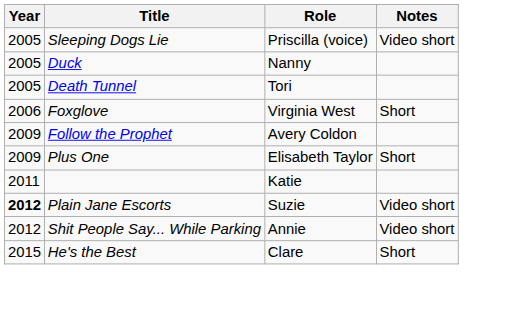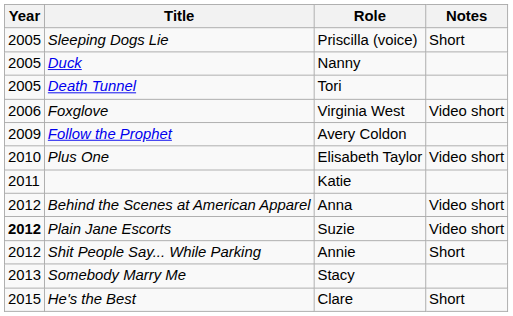(417, 39) Video short -> (447, 39) Short
(397, 110) Short -> (467, 110) Video short
(24, 157) 2009 -> (24, 157) 2010
(397, 157) Short -> (467, 157) Video short
+ row: (179, 205)
(417, 228) Video short -> (447, 252) Short
+ row: (117, 275)
